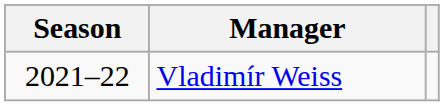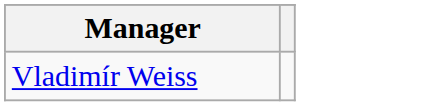- column: (77, 28)
